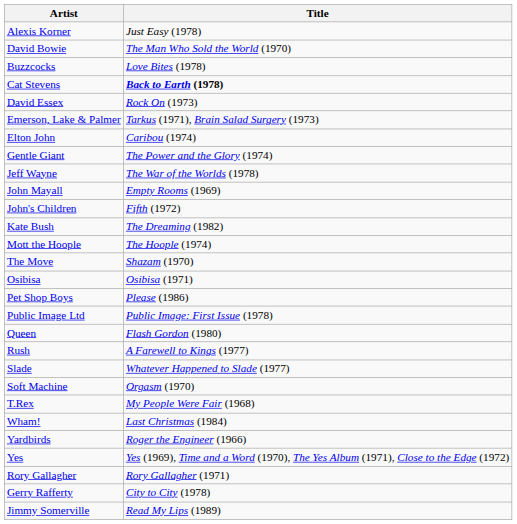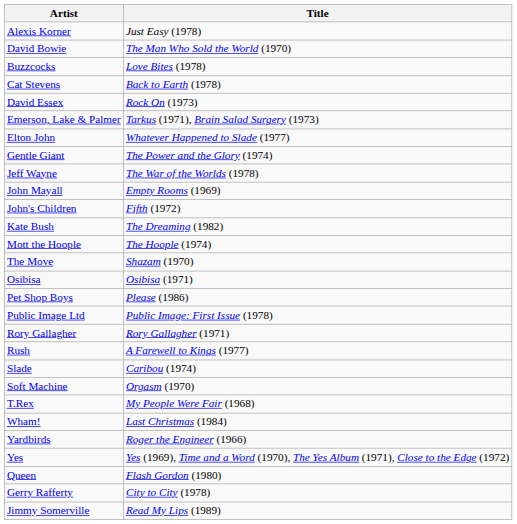(175, 84) bold -> (173, 84) normal
(161, 137) Caribou (1974) -> (208, 137) Whatever Happened to Slade (1977)
rows swapped: (22, 333) <-> (42, 475)
(208, 368) Whatever Happened to Slade (1977) -> (161, 368) Caribou (1974)
